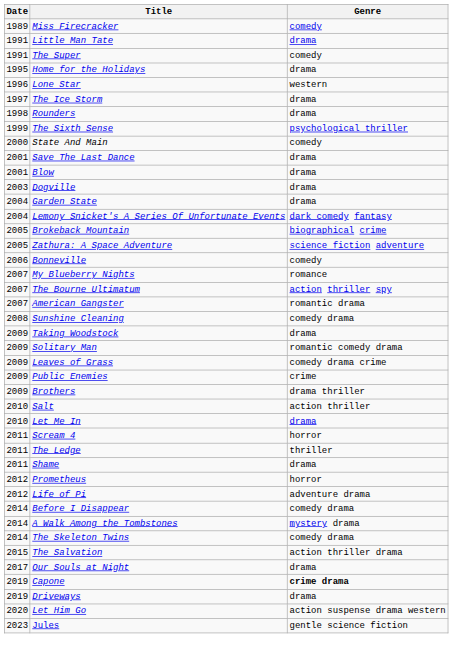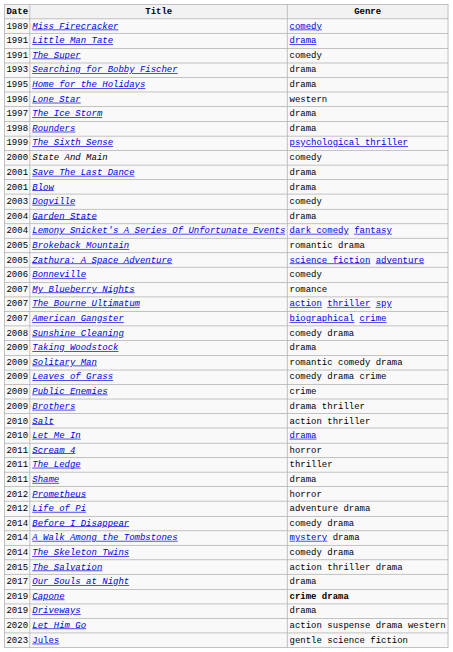+ row: (105, 70)
(303, 187) drama -> (306, 202) comedy
(338, 231) biographical crime -> (327, 246) romantic drama
(327, 304) romantic drama -> (338, 319) biographical crime
